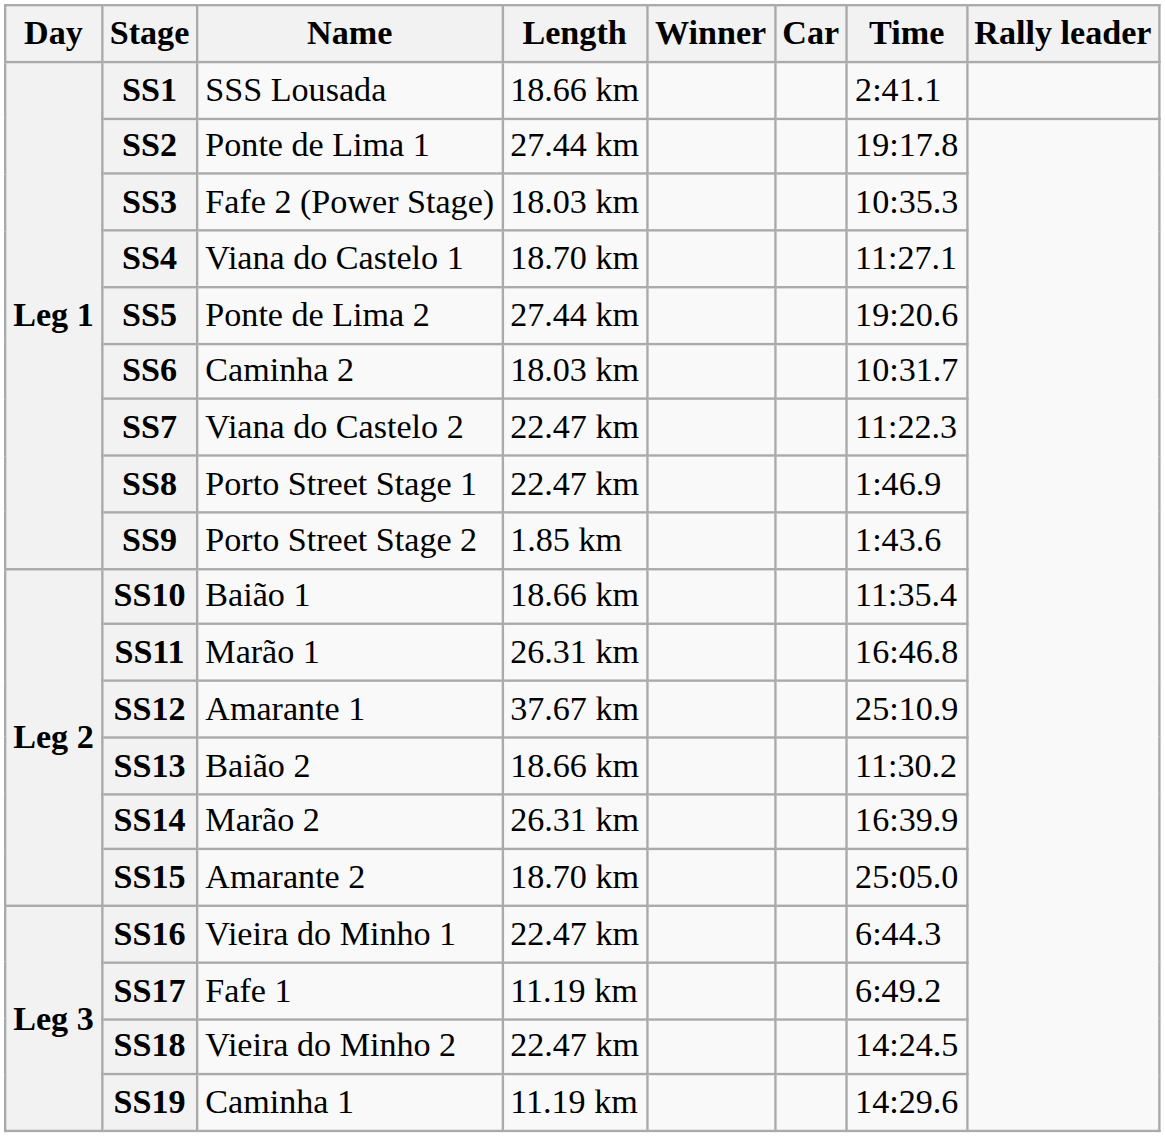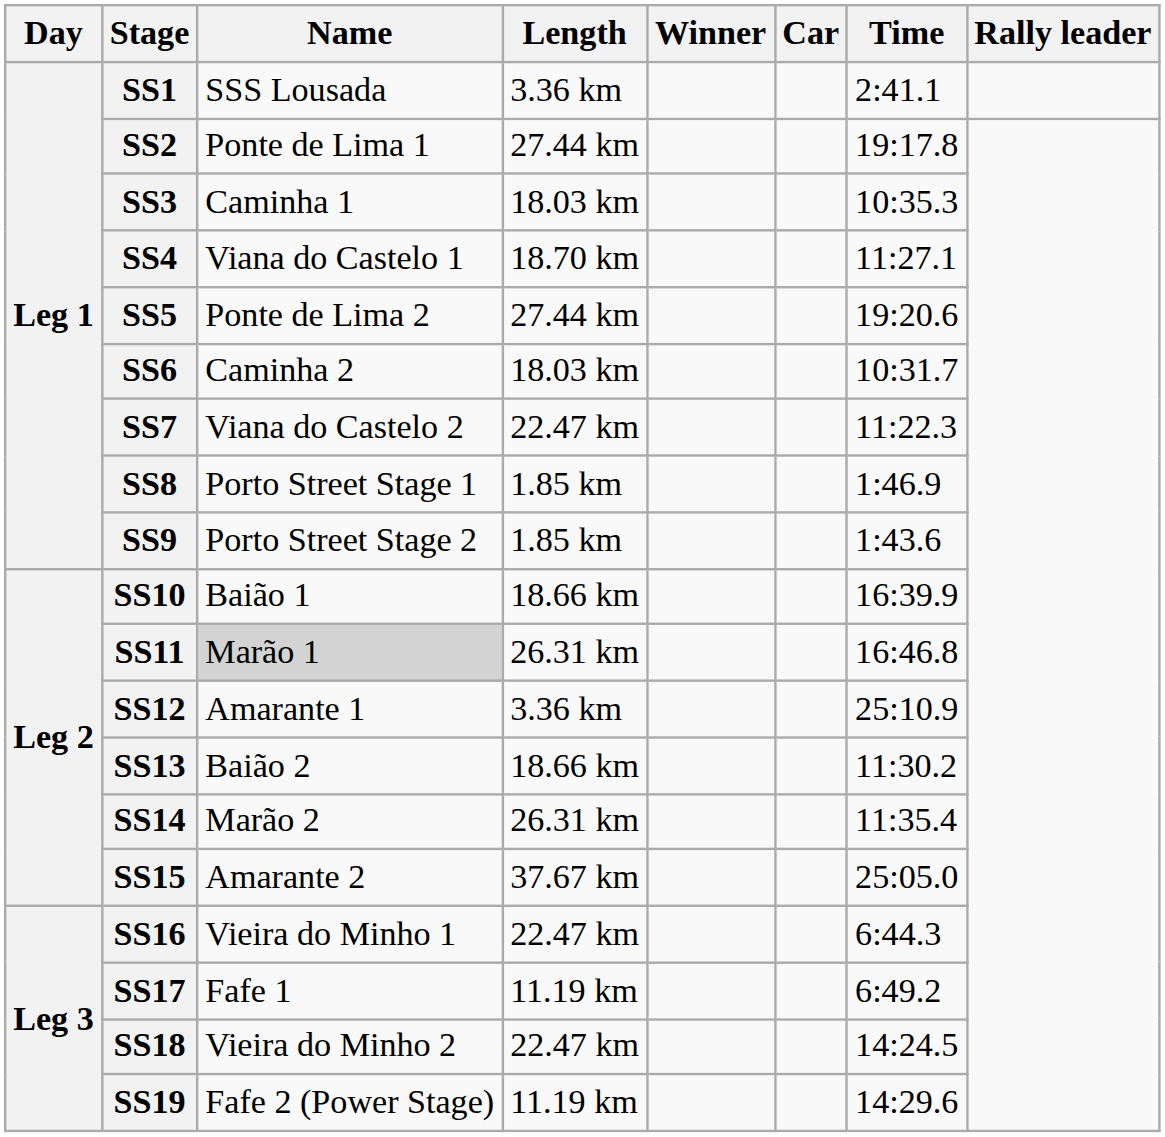(575, 89) 18.66 km -> (566, 89) 3.36 km
(350, 201) Fafe 2 (Power Stage) -> (280, 201) Caminha 1
(575, 483) 22.47 km -> (566, 483) 1.85 km
(906, 595) 11:35.4 -> (907, 595) 16:39.9
(263, 652) no background -> (263, 652) lightgrey background
(575, 708) 37.67 km -> (566, 708) 3.36 km
(907, 821) 16:39.9 -> (906, 821) 11:35.4
(575, 877) 18.70 km -> (575, 877) 37.67 km
(280, 1102) Caminha 1 -> (350, 1102) Fafe 2 (Power Stage)
